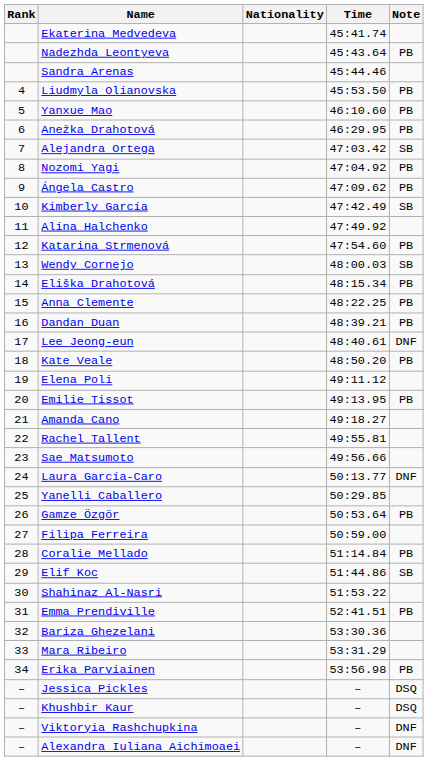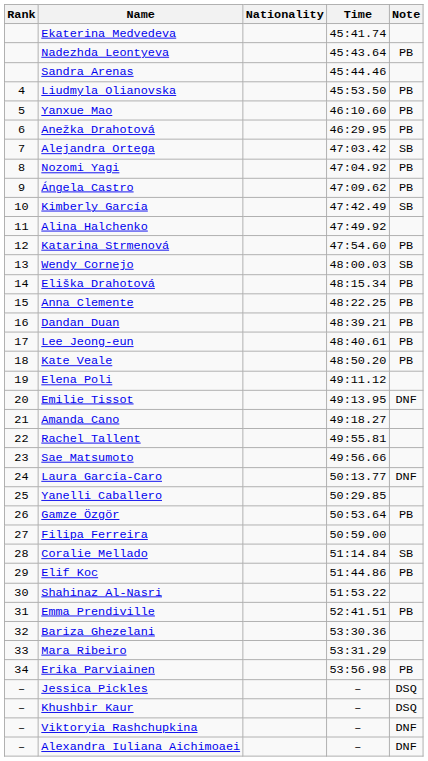(406, 342) DNF -> (406, 342) PB
(406, 400) PB -> (406, 400) DNF
(406, 554) PB -> (406, 554) SB
(406, 573) SB -> (406, 573) PB
